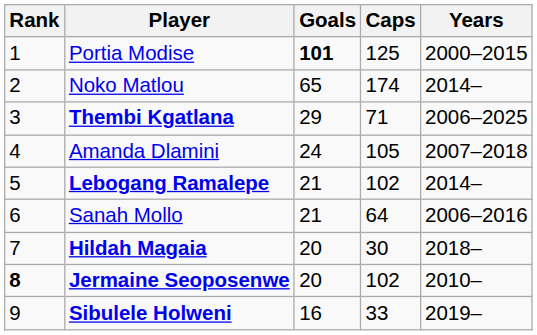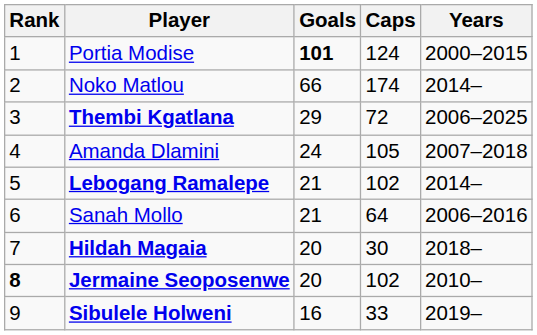(383, 53) 125 -> (383, 53) 124
(311, 85) 65 -> (311, 85) 66
(377, 118) 71 -> (377, 118) 72
